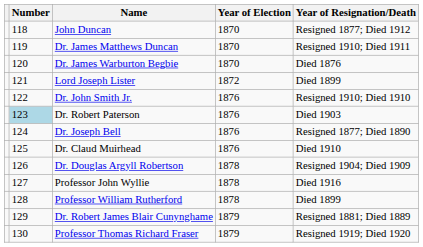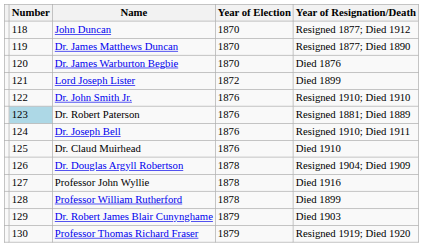(353, 47) Resigned 1910; Died 1911 -> (353, 47) Resigned 1877; Died 1890
(318, 115) Died 1903 -> (353, 115) Resigned 1881; Died 1889
(353, 132) Resigned 1877; Died 1890 -> (353, 132) Resigned 1910; Died 1911
(353, 217) Resigned 1881; Died 1889 -> (318, 217) Died 1903
